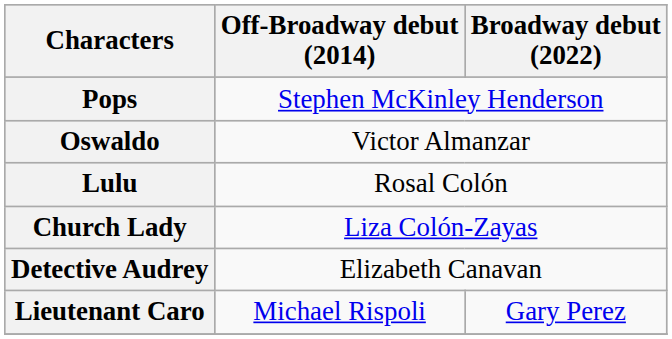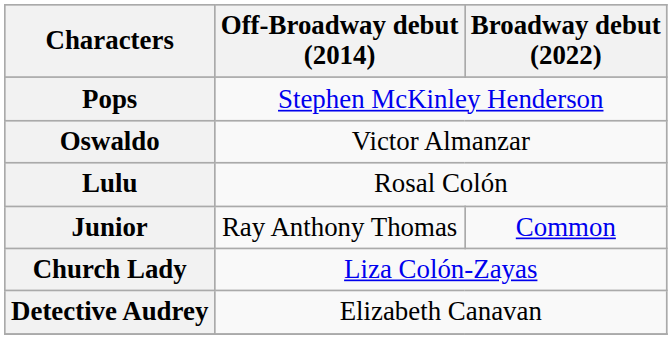+ row: (110, 226)
- row: (110, 311)
